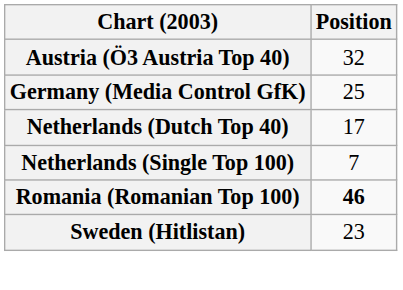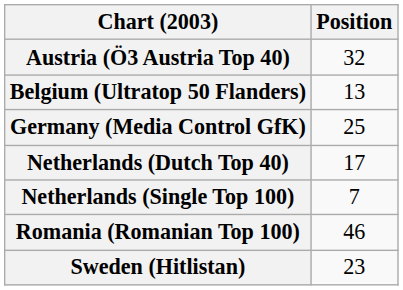+ row: (158, 92)
(354, 197) bold -> (354, 232) normal
